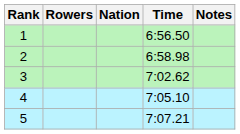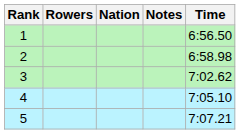columns swapped: (168, 14) <-> (214, 14)
